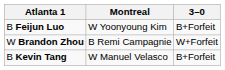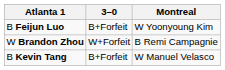columns swapped: (197, 12) <-> (130, 12)
